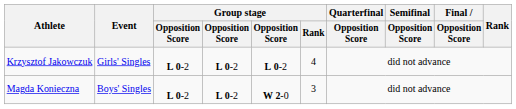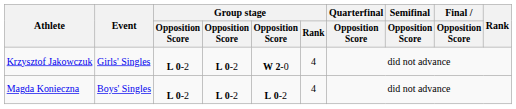(276, 67) L 0-2 -> (276, 67) W 2-0
(276, 95) W 2-0 -> (276, 95) L 0-2
(314, 89) 3 -> (314, 89) 4
